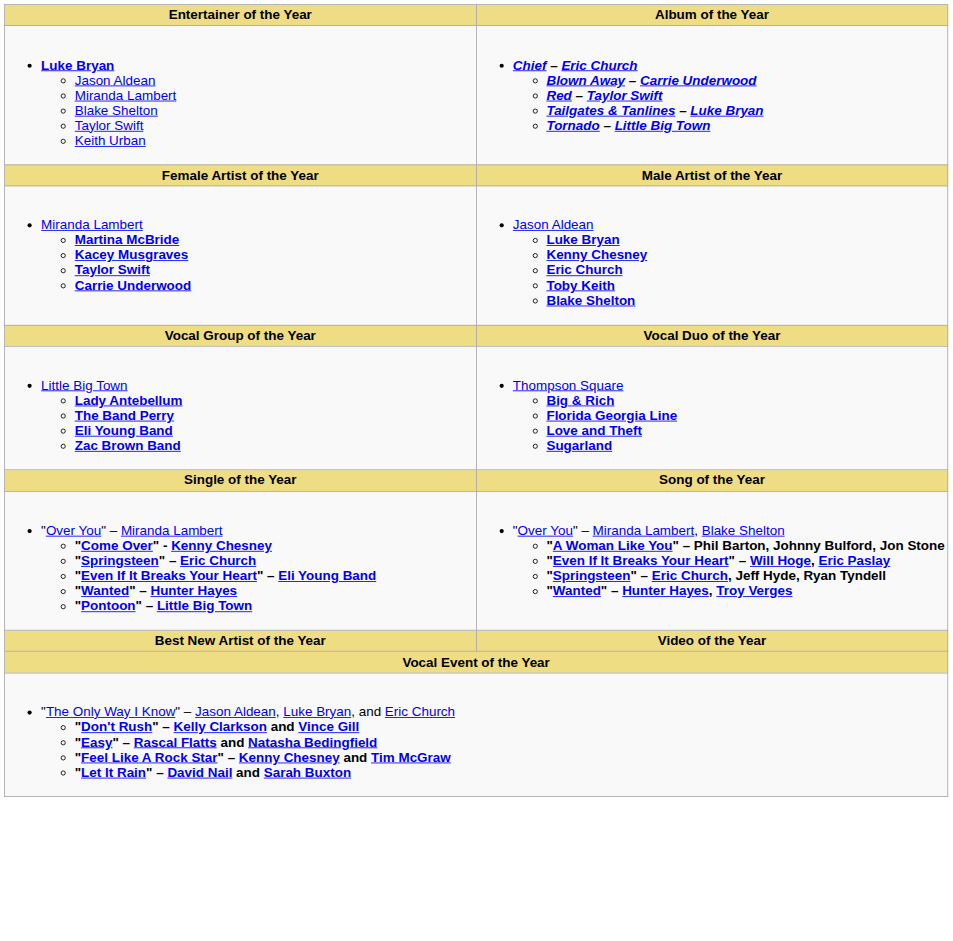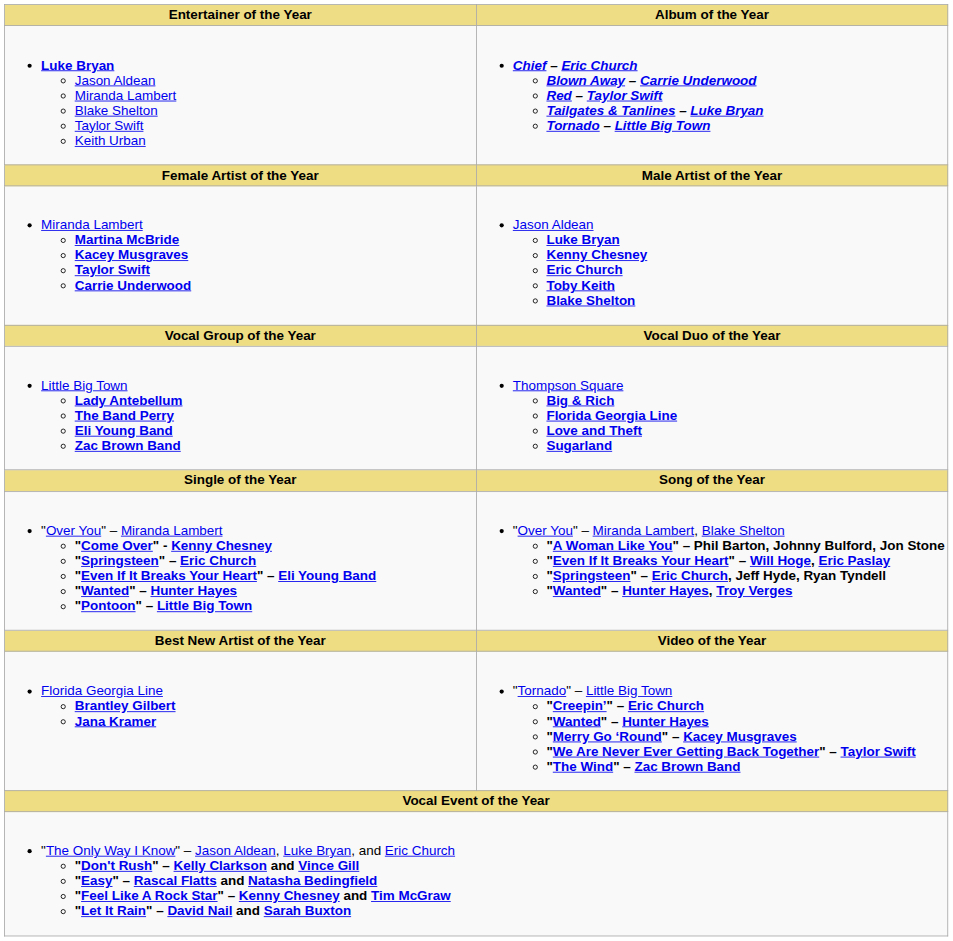+ row: (240, 706)
